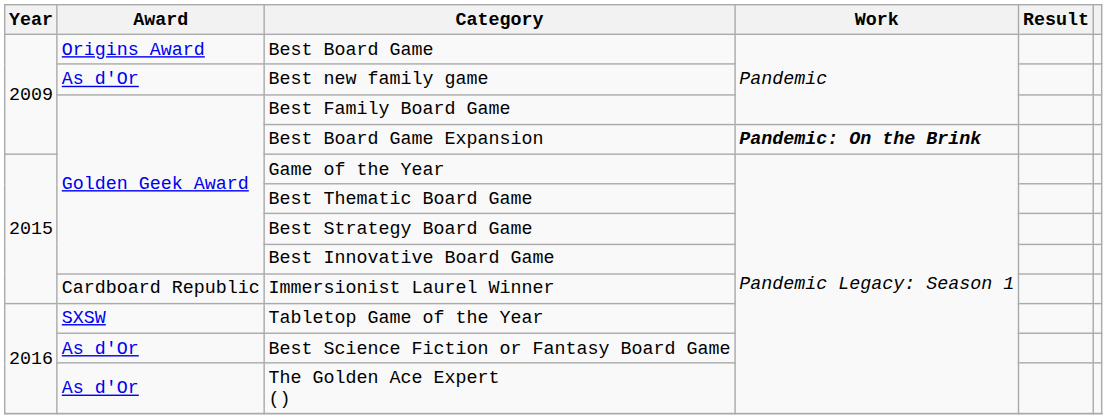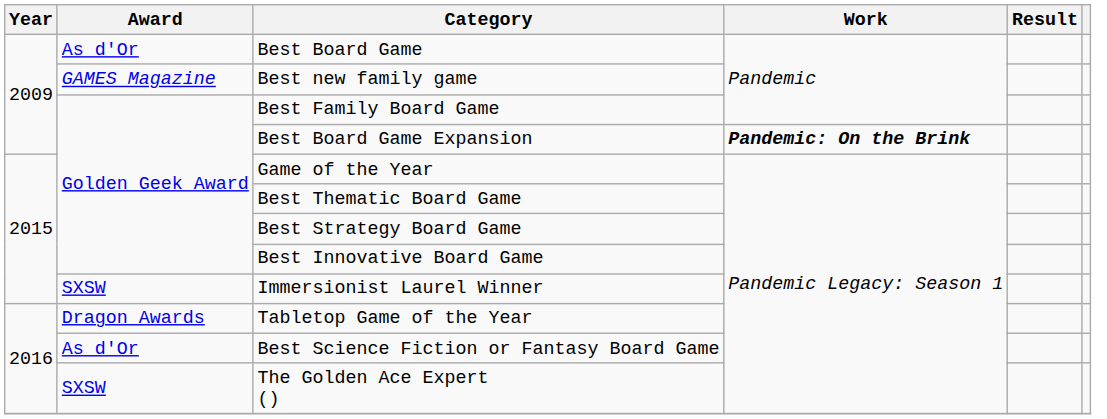(133, 50) Origins Award -> (100, 50) As d'Or
(100, 79) As d'Or -> (139, 79) GAMES Magazine
(161, 289) Cardboard Republic -> (84, 289) SXSW
(84, 318) SXSW -> (133, 318) Dragon Awards
(100, 389) As d'Or -> (84, 389) SXSW
